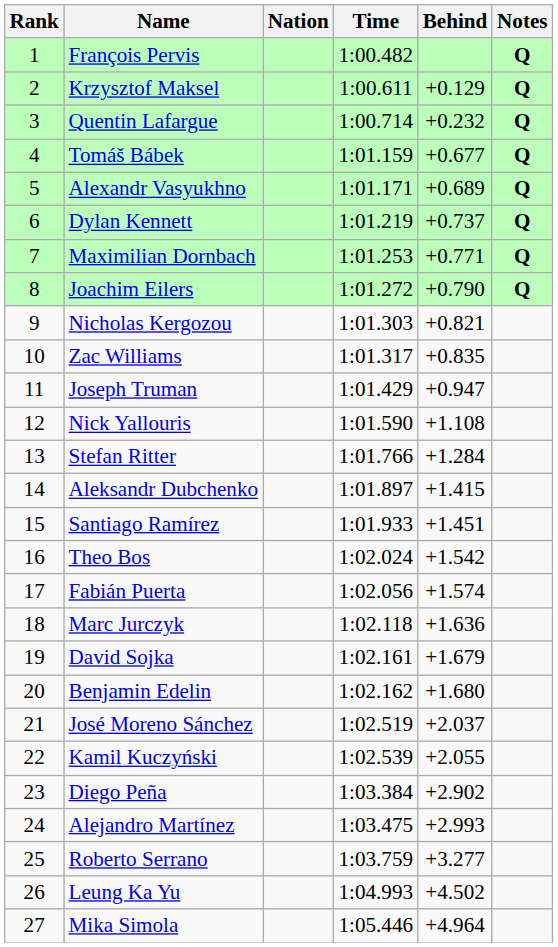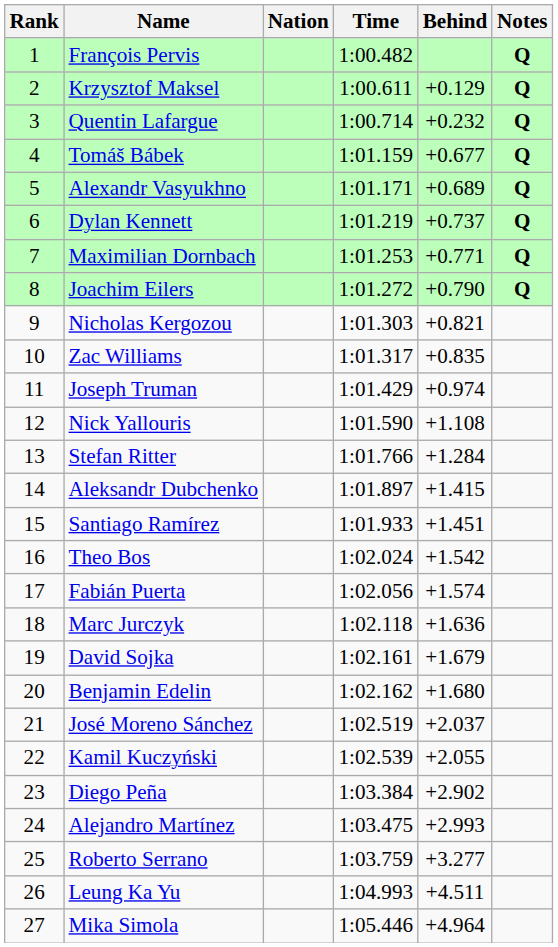(455, 389) +0.947 -> (455, 389) +0.974
(455, 892) +4.502 -> (455, 892) +4.511
